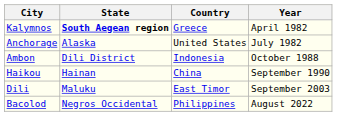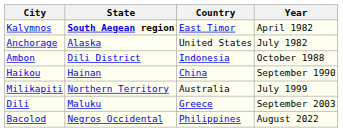(190, 28) Greece -> (207, 28) East Timor
+ row: (35, 89)
(201, 89) East Timor -> (196, 104) Greece
